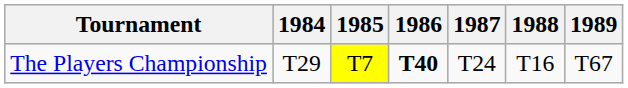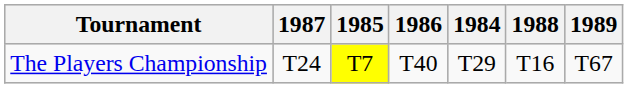columns swapped: (302, 24) <-> (477, 24)
(418, 63) bold -> (418, 63) normal
